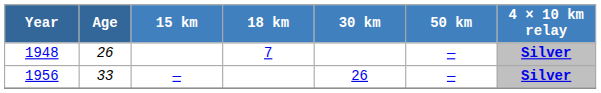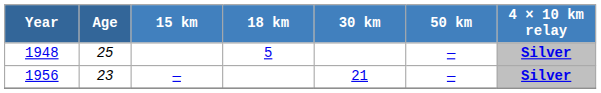(105, 55) 26 -> (105, 55) 25
(268, 55) 7 -> (268, 55) 5
(105, 77) 33 -> (105, 77) 23
(360, 77) 26 -> (360, 77) 21
